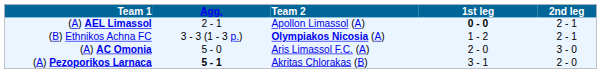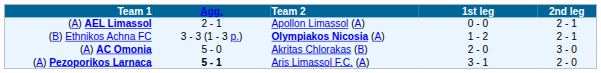(478, 24) bold -> (478, 24) normal
(320, 49) Aris Limassol F.C. (A) -> (320, 49) Akritas Chlorakas (B)
(320, 62) Akritas Chlorakas (B) -> (320, 62) Aris Limassol F.C. (A)
